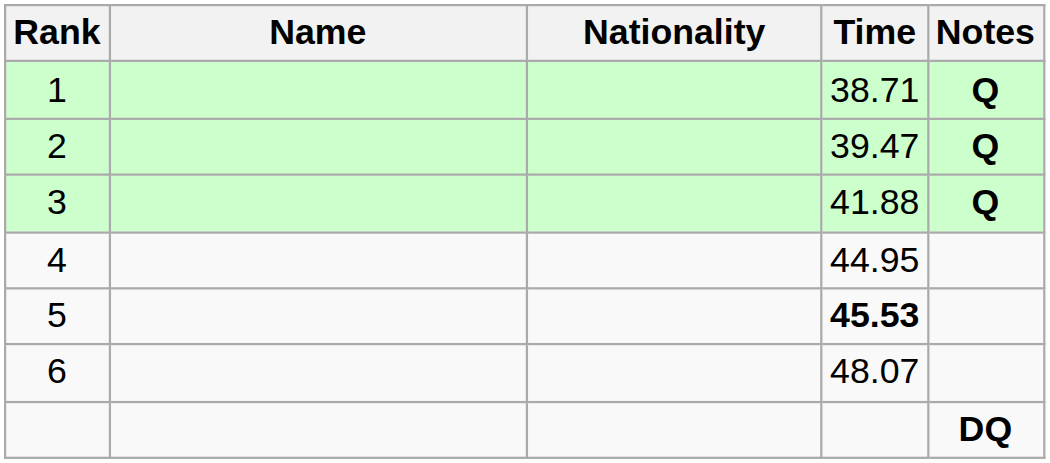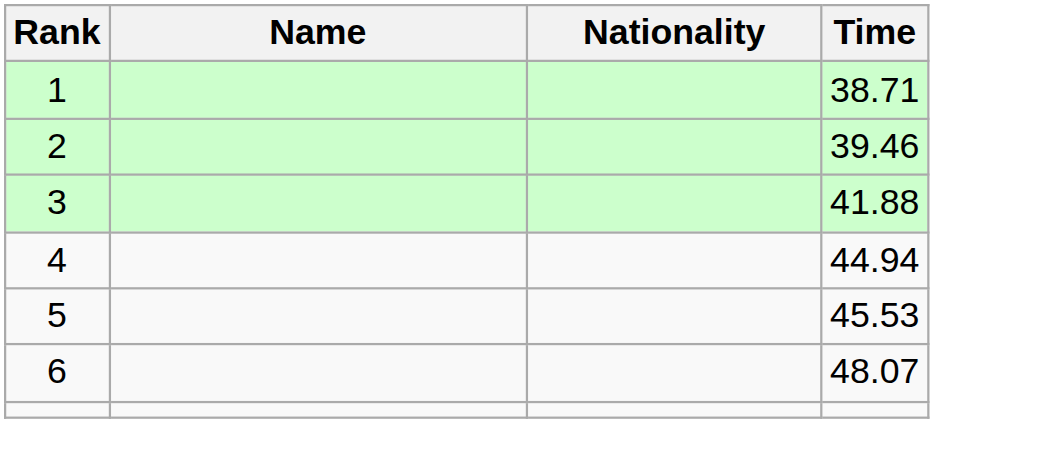- column: (985, 32)
(875, 145) 39.47 -> (875, 145) 39.46
(875, 259) 44.95 -> (875, 259) 44.94
(875, 315) bold -> (875, 315) normal
